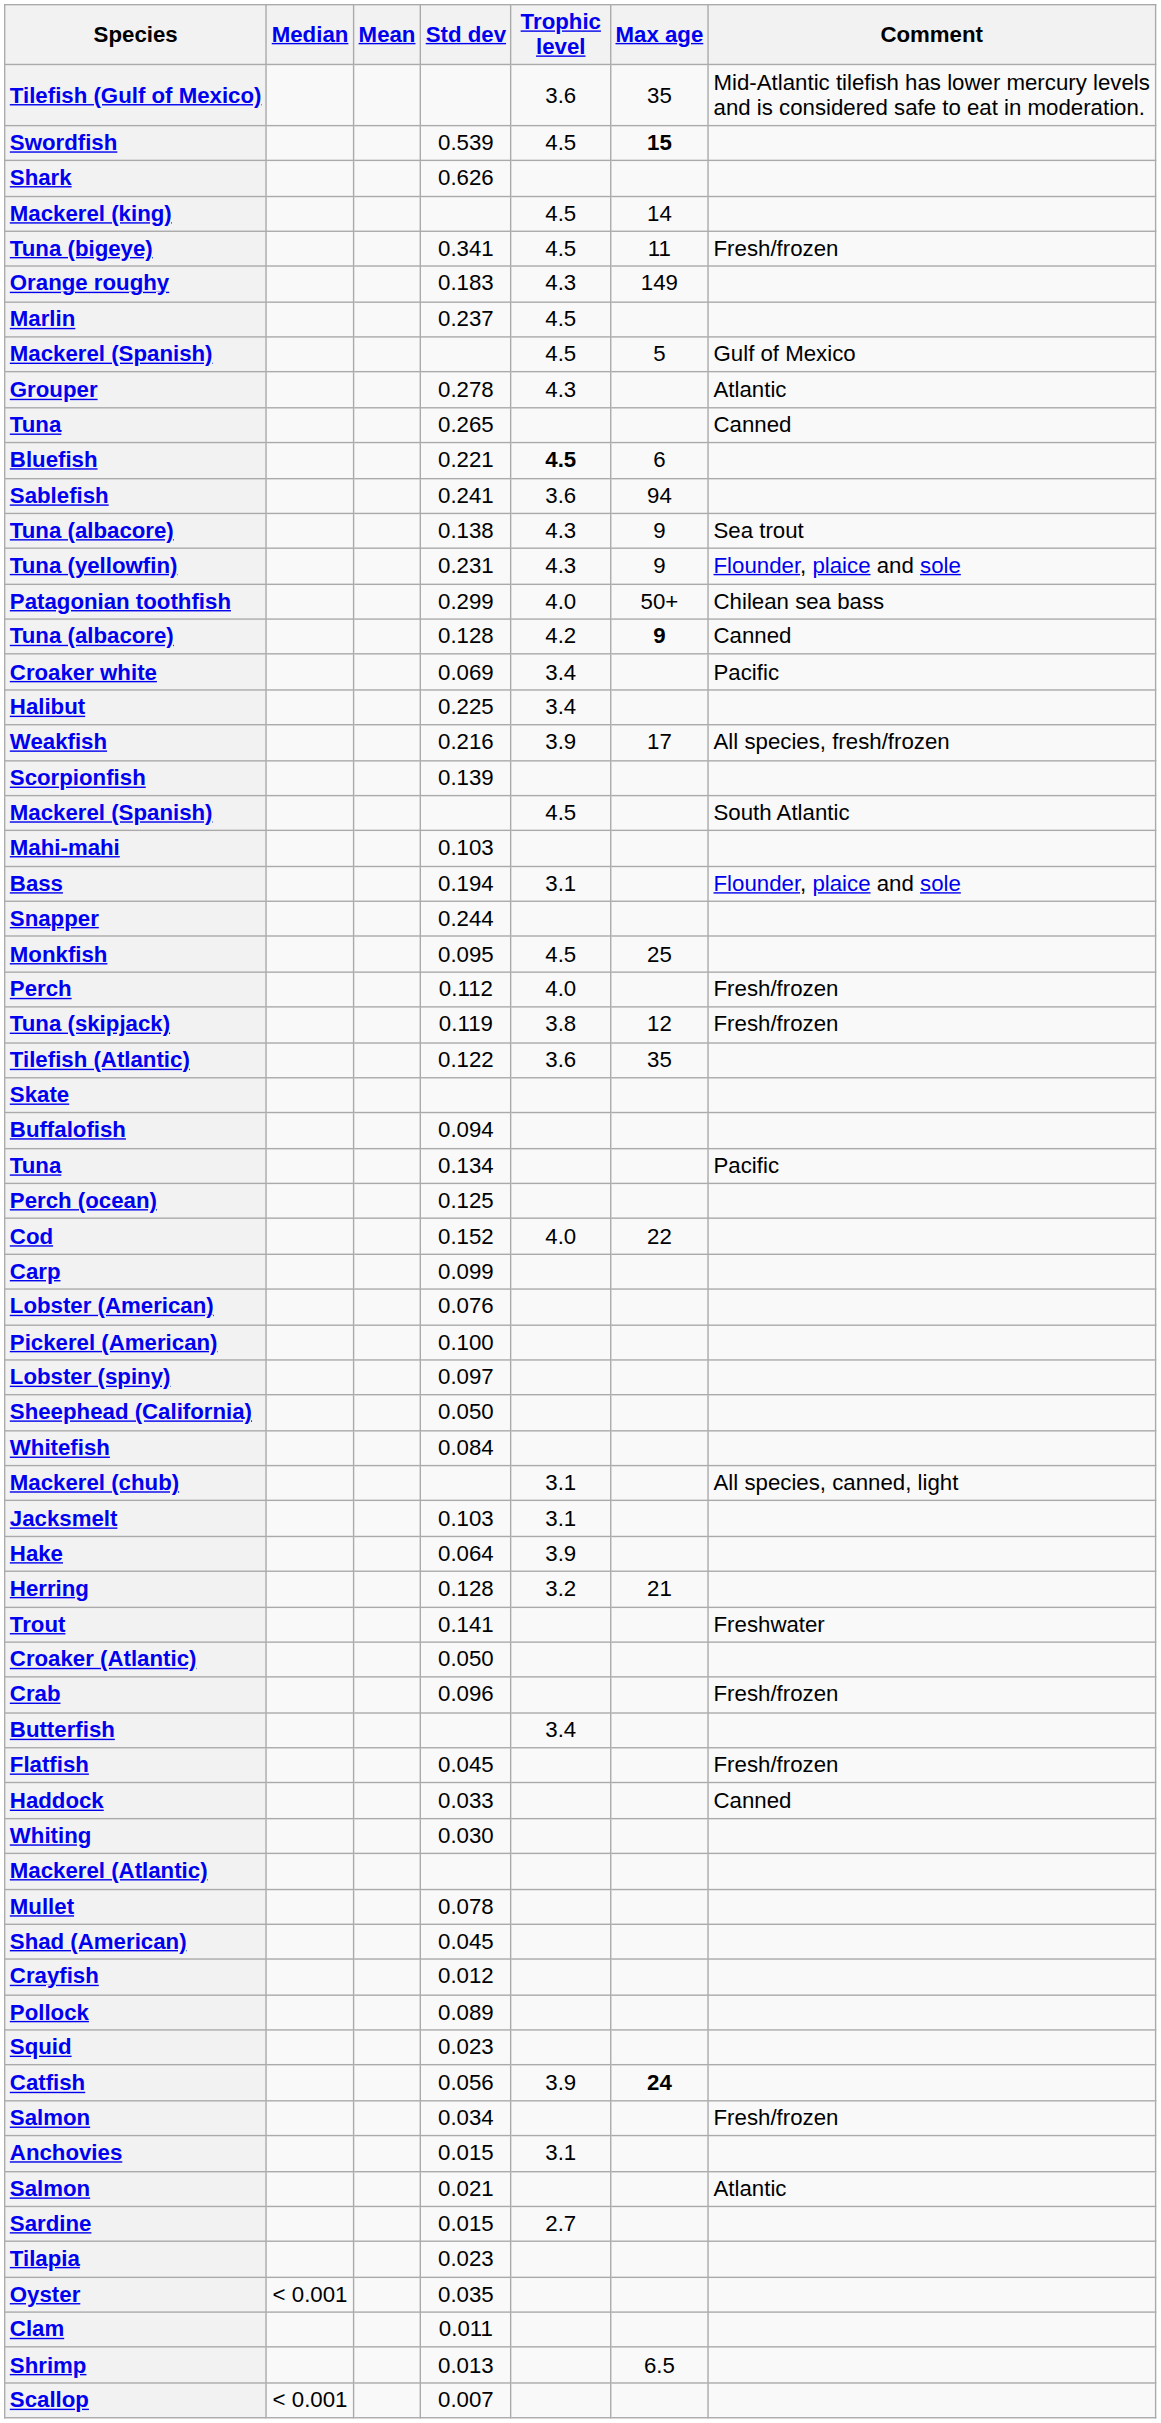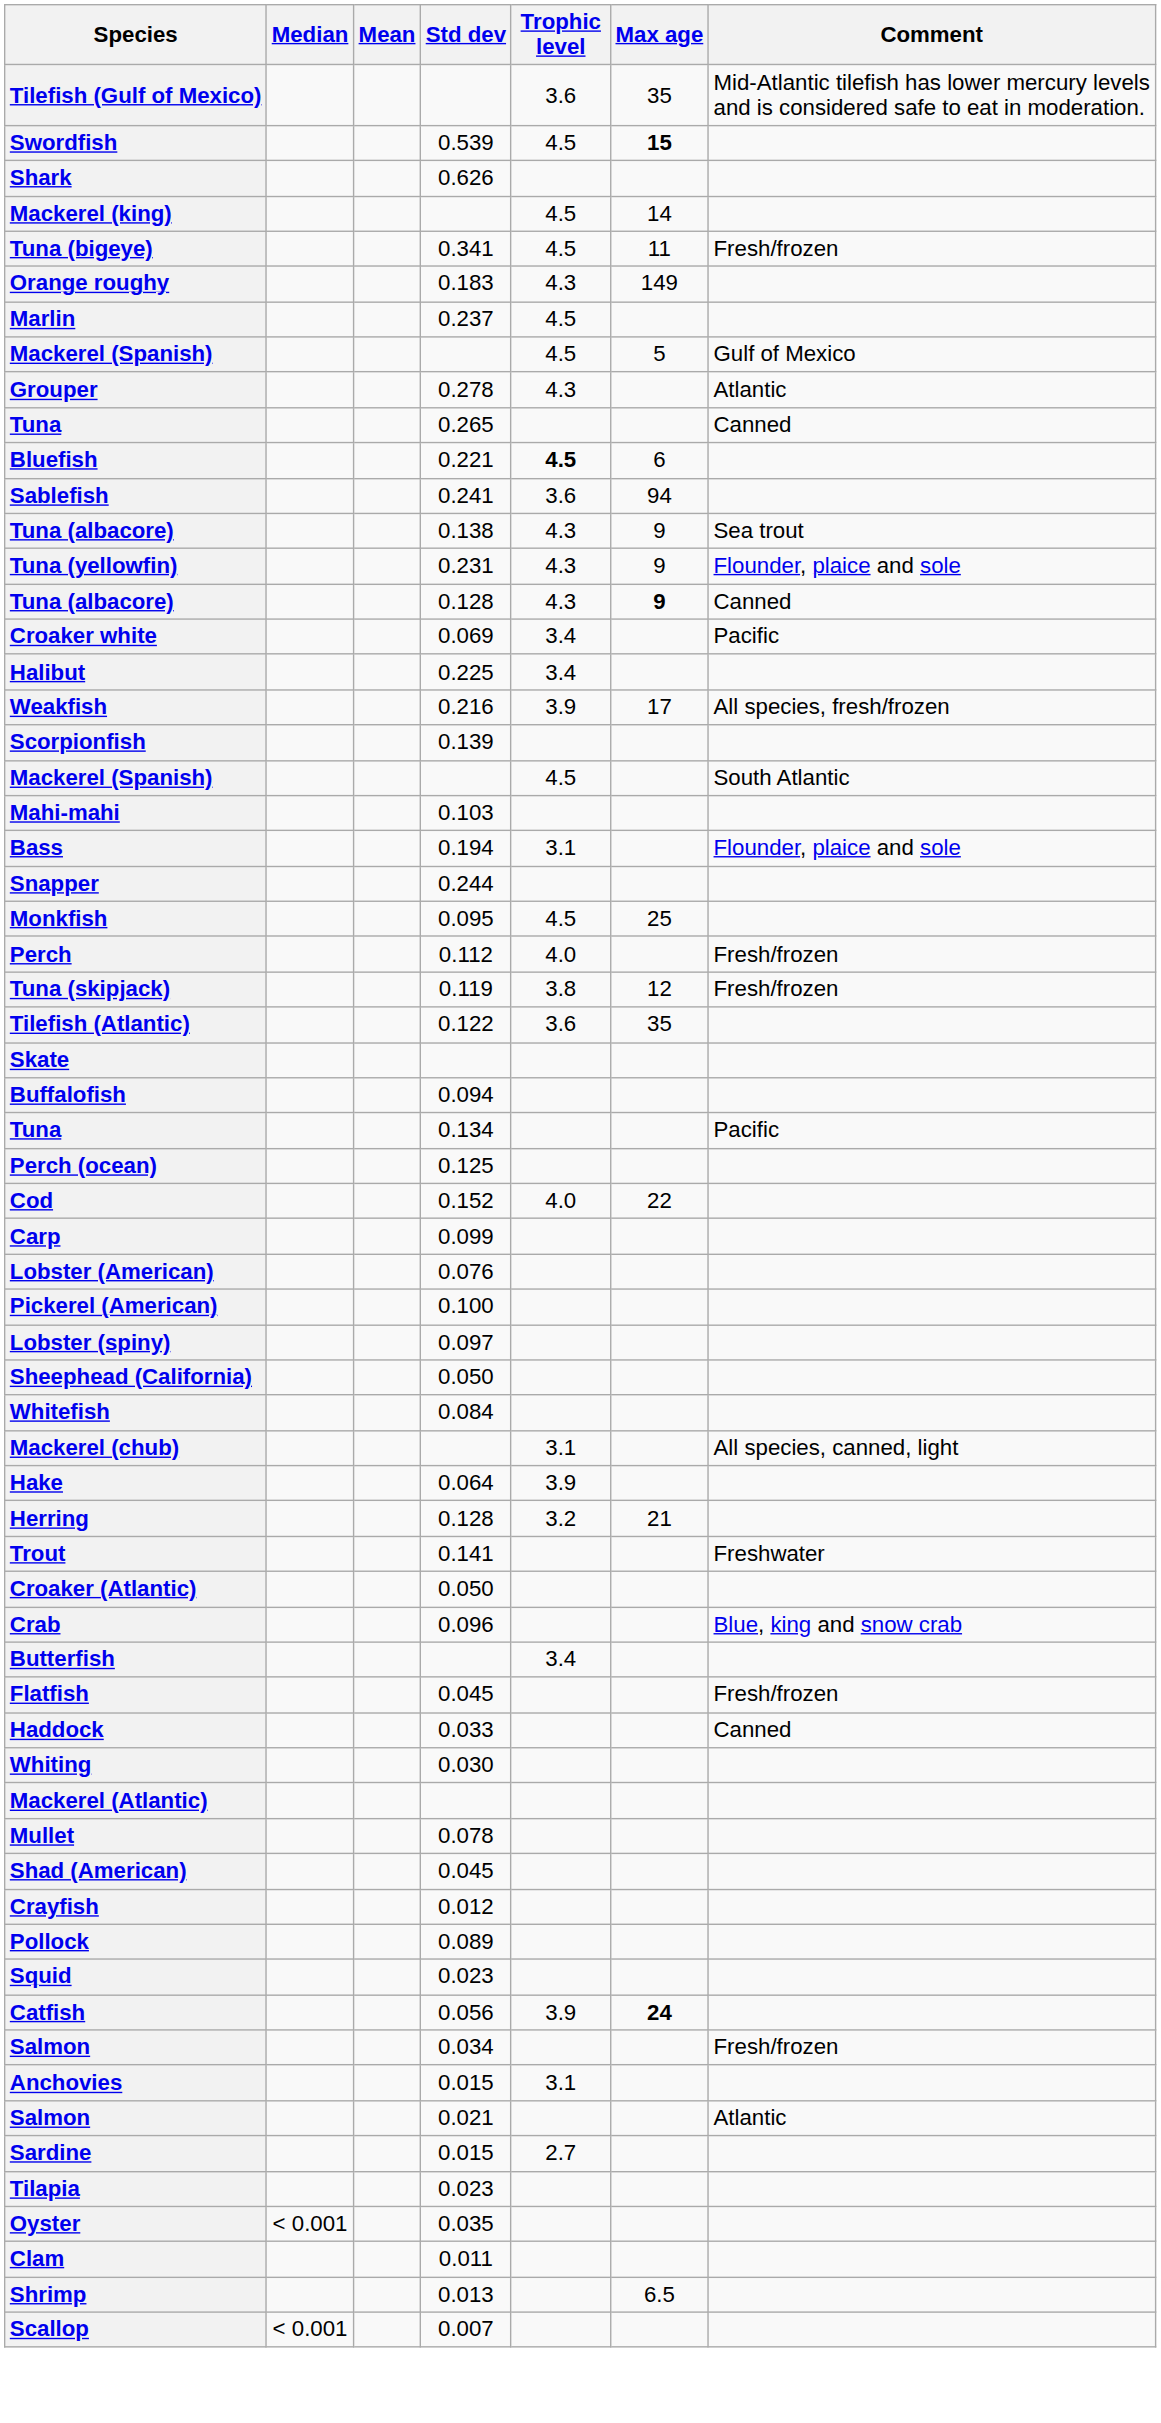- row: (120, 601)
(561, 636) 4.2 -> (561, 601) 4.3
- row: (64, 1518)
(776, 1694) Fresh/frozen -> (838, 1624) Blue, king and snow crab
